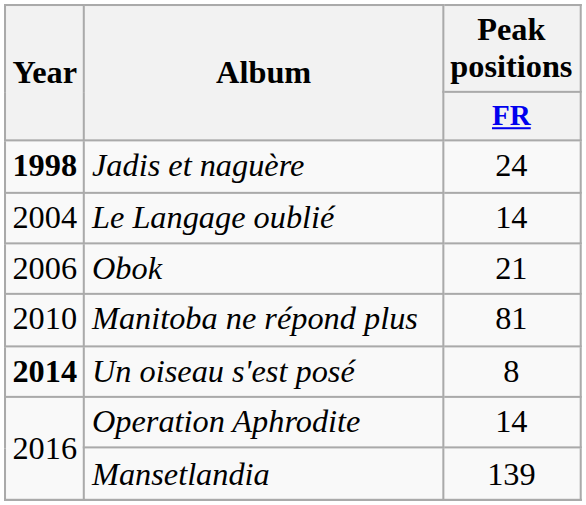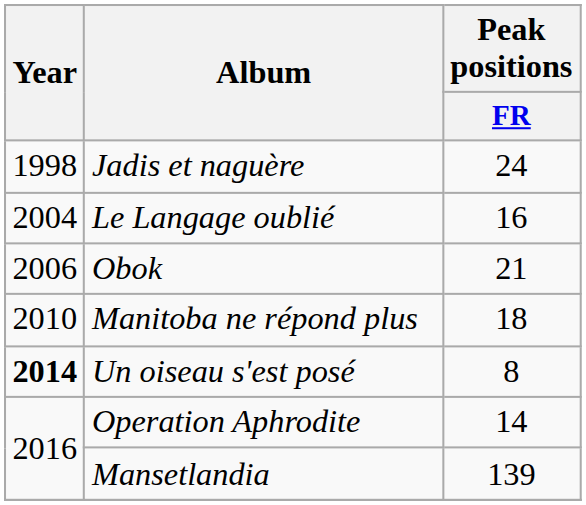(45, 165) bold -> (45, 165) normal
(511, 216) 14 -> (511, 216) 16
(511, 319) 81 -> (511, 319) 18
